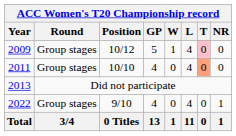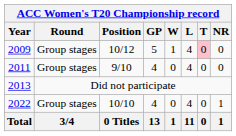(121, 67) 10/10 -> (121, 67) 9/10
(204, 67) lightsalmon background -> (204, 67) no background
(121, 103) 9/10 -> (121, 103) 10/10
